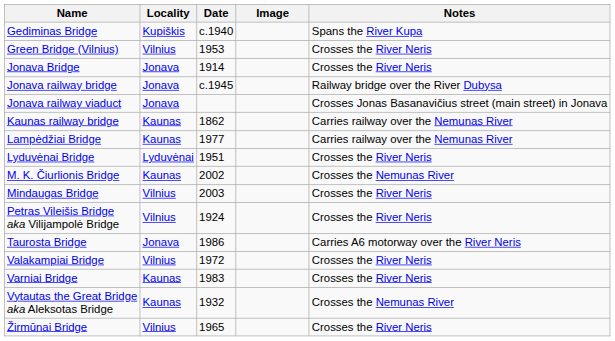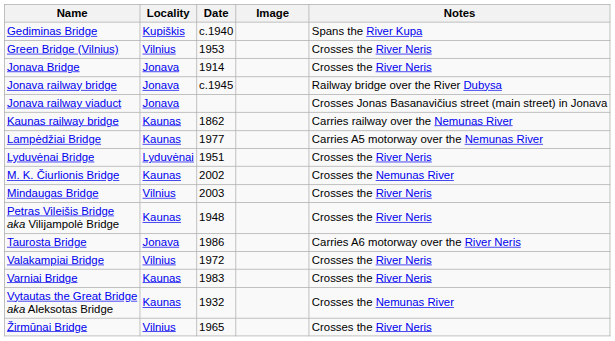(412, 139) Carries railway over the Nemunas River -> (427, 139) Carries A5 motorway over the Nemunas River
(159, 218) Vilnius -> (162, 218) Kaunas
(212, 218) 1924 -> (212, 218) 1948
